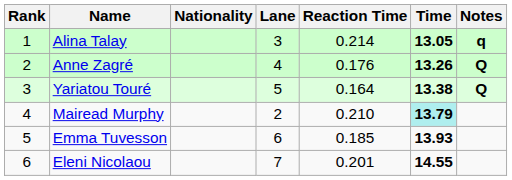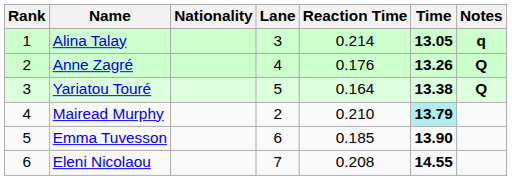(434, 138) 13.93 -> (434, 138) 13.90
(355, 162) 0.201 -> (355, 162) 0.208
